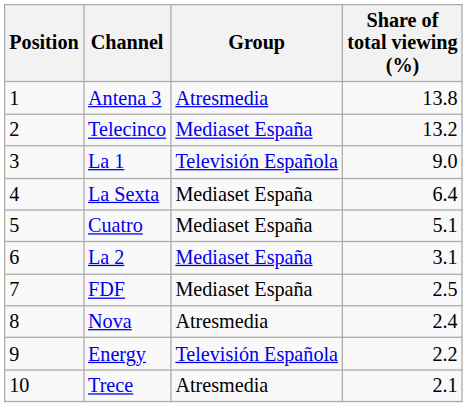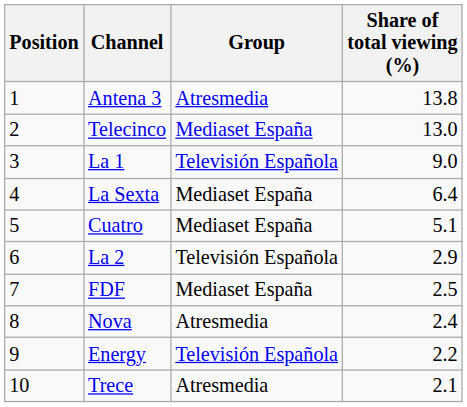(440, 129) 13.2 -> (440, 129) 13.0
(244, 257) Mediaset España -> (257, 257) Televisión Española
(445, 257) 3.1 -> (445, 257) 2.9
